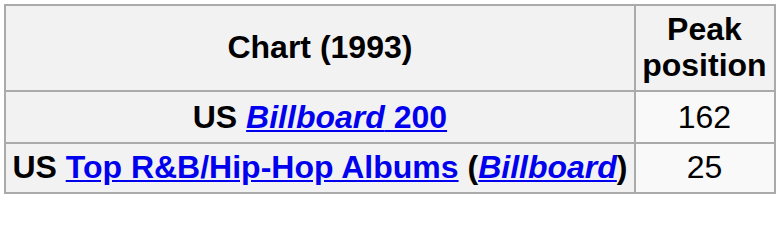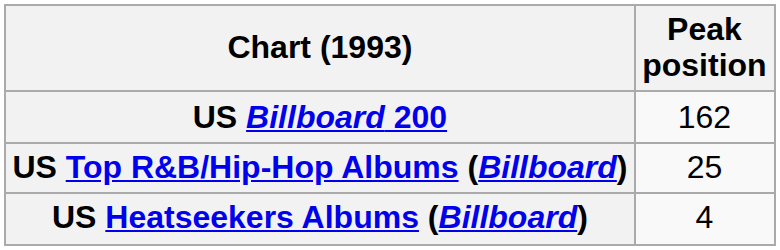+ row: (320, 218)
